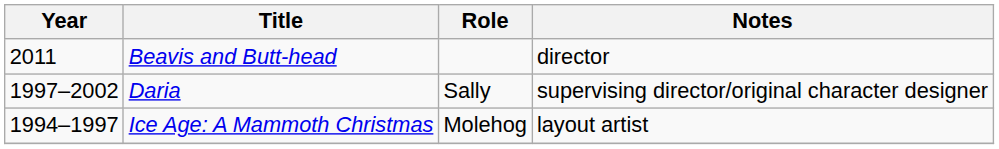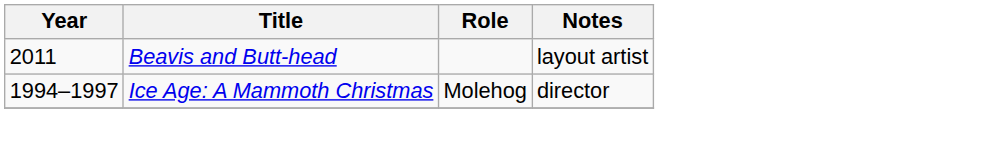(573, 56) director -> (593, 56) layout artist
- row: (155, 90)
(593, 125) layout artist -> (573, 90) director
